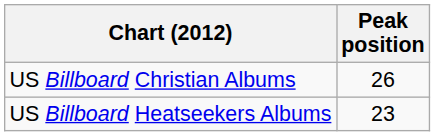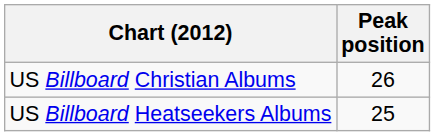(383, 113) 23 -> (383, 113) 25
